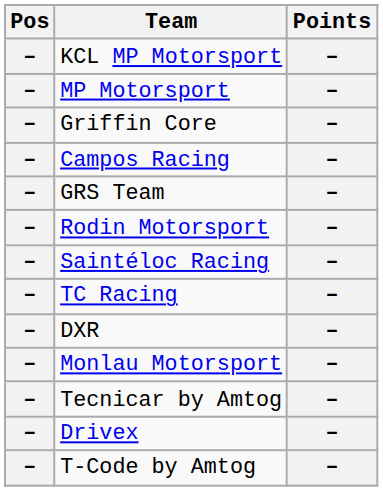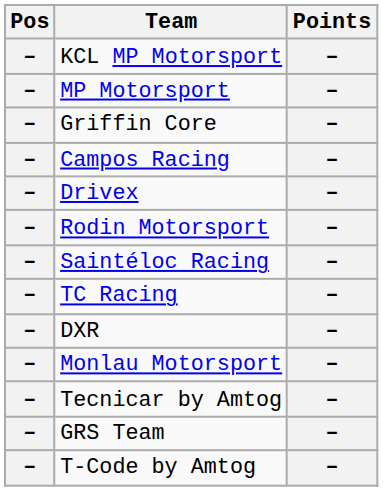rows swapped: (99, 434) <-> (112, 194)
